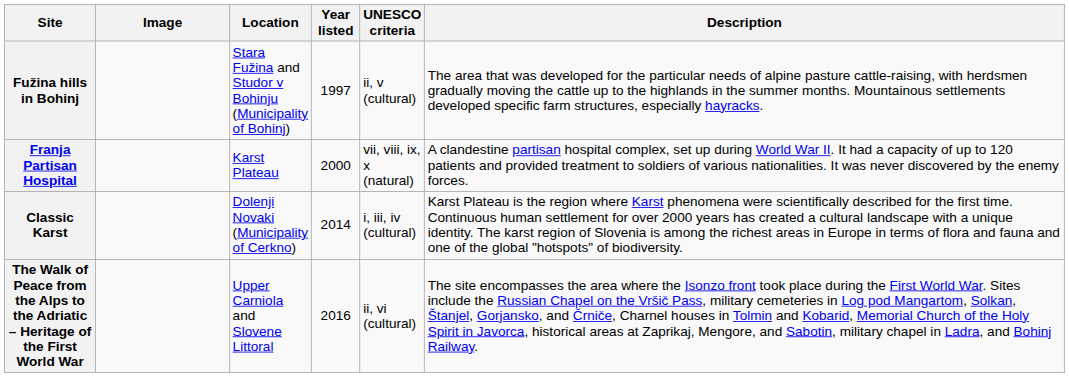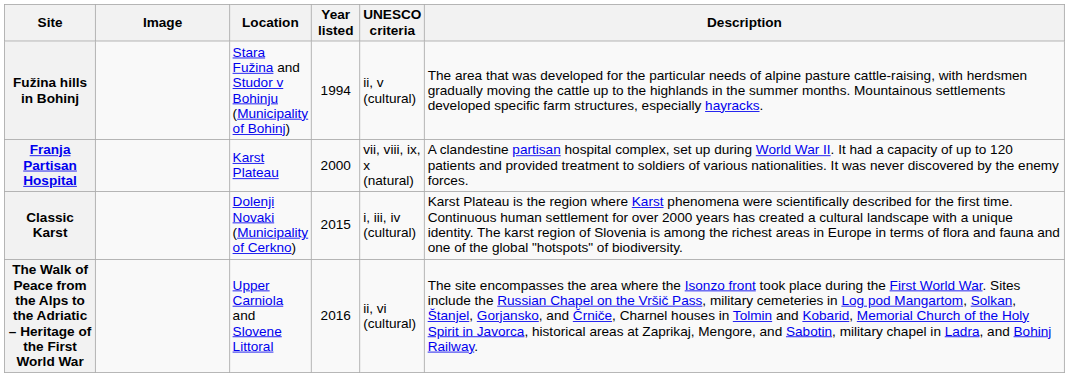(336, 90) 1997 -> (336, 90) 1994
(336, 225) 2014 -> (336, 225) 2015
